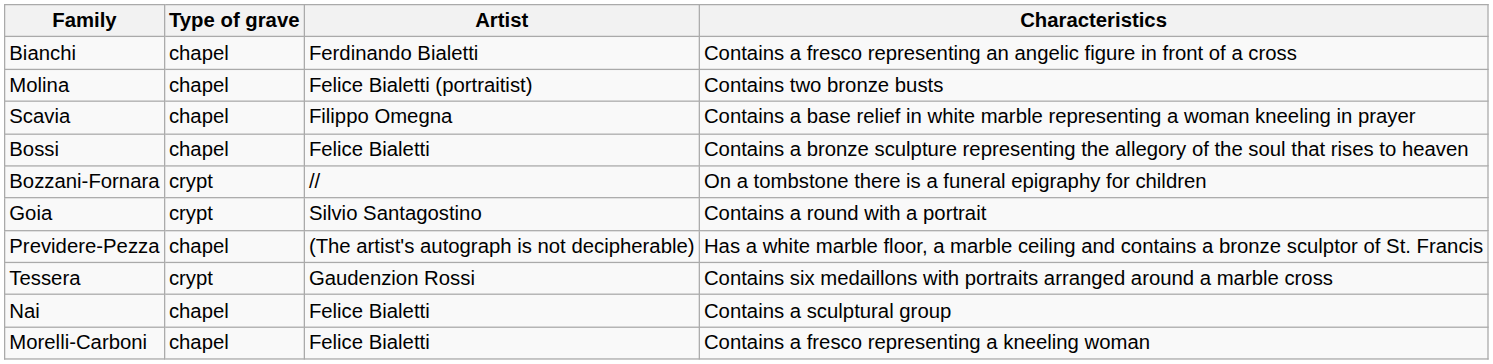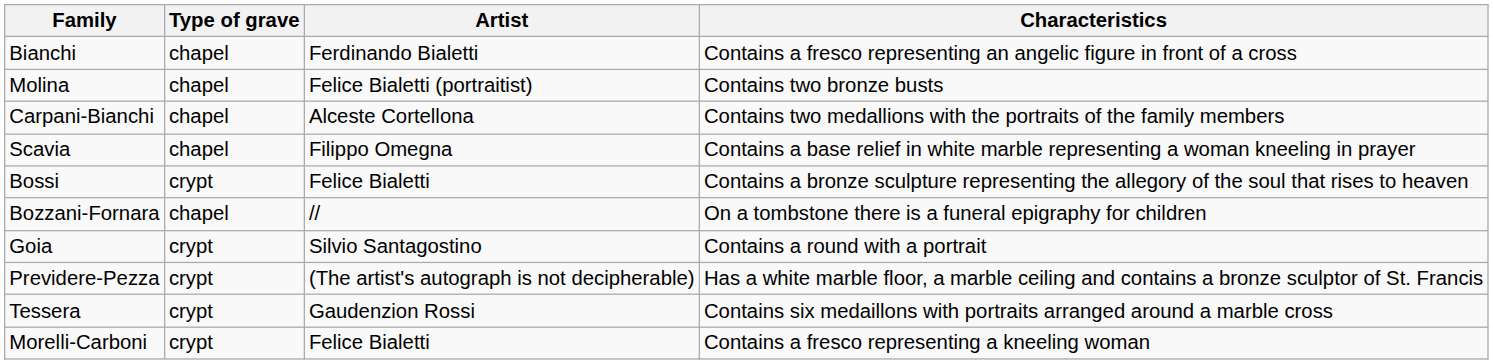+ row: (82, 117)
(199, 149) chapel -> (191, 181) crypt
(191, 181) crypt -> (199, 213) chapel
(199, 246) chapel -> (191, 278) crypt
- row: (25, 310)
(199, 342) chapel -> (191, 342) crypt
